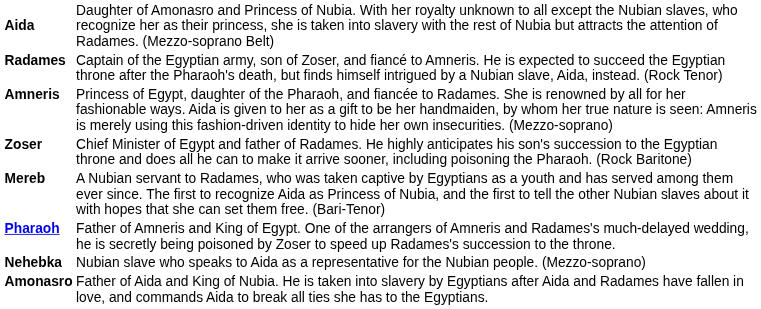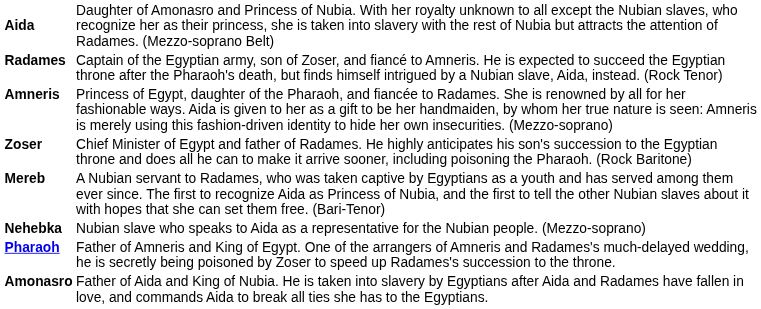rows swapped: (33, 263) <-> (32, 228)
